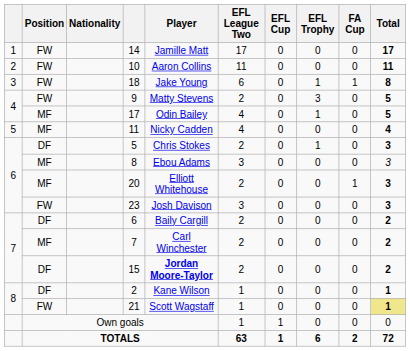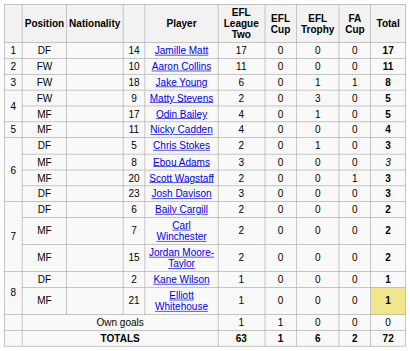(44, 51) FW -> (44, 51) DF
(182, 183) Elliott Whitehouse -> (182, 178) Scott Wagstaff
(44, 205) FW -> (44, 194) DF
(44, 269) DF -> (44, 258) MF
(182, 269) bold -> (182, 258) normal
(44, 307) FW -> (44, 301) MF
(182, 307) Scott Wagstaff -> (182, 301) Elliott Whitehouse
